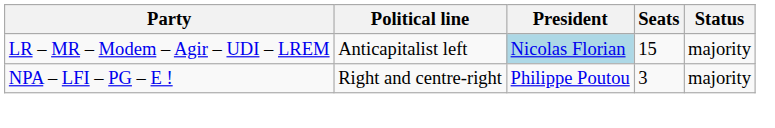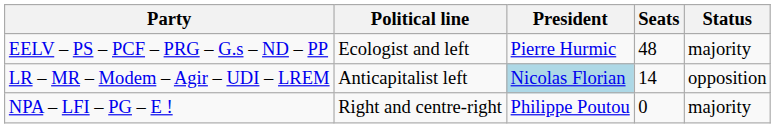+ row: (168, 48)
(648, 48) 15 -> (648, 78) 14
(720, 48) majority -> (727, 78) opposition
(643, 78) 3 -> (643, 107) 0
